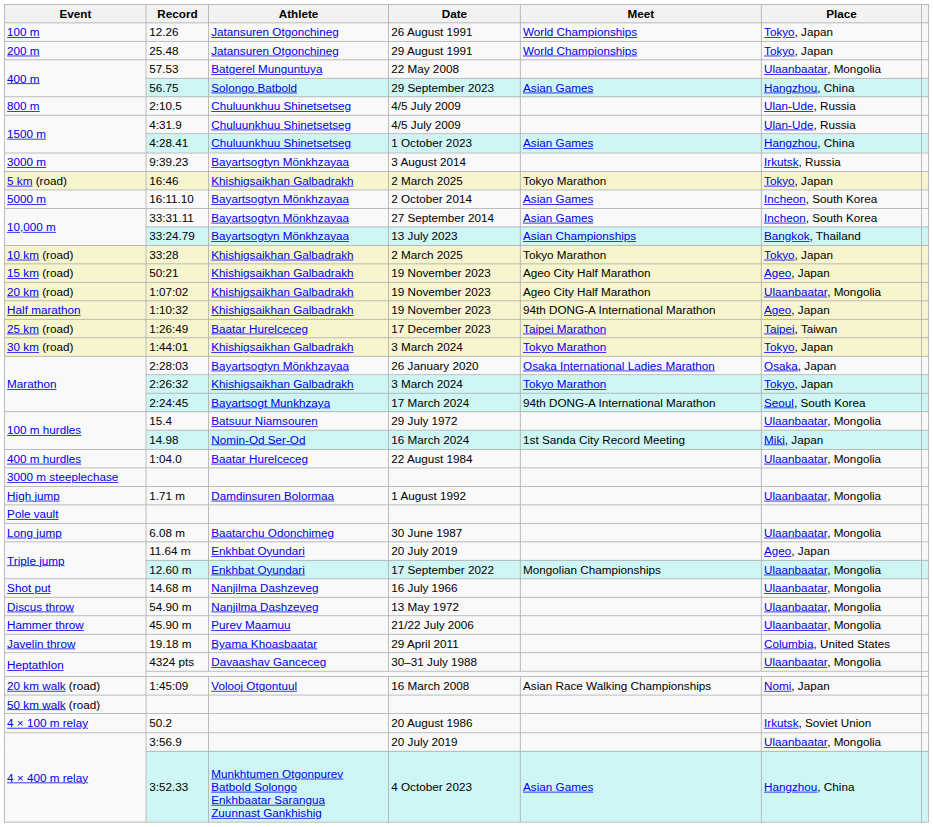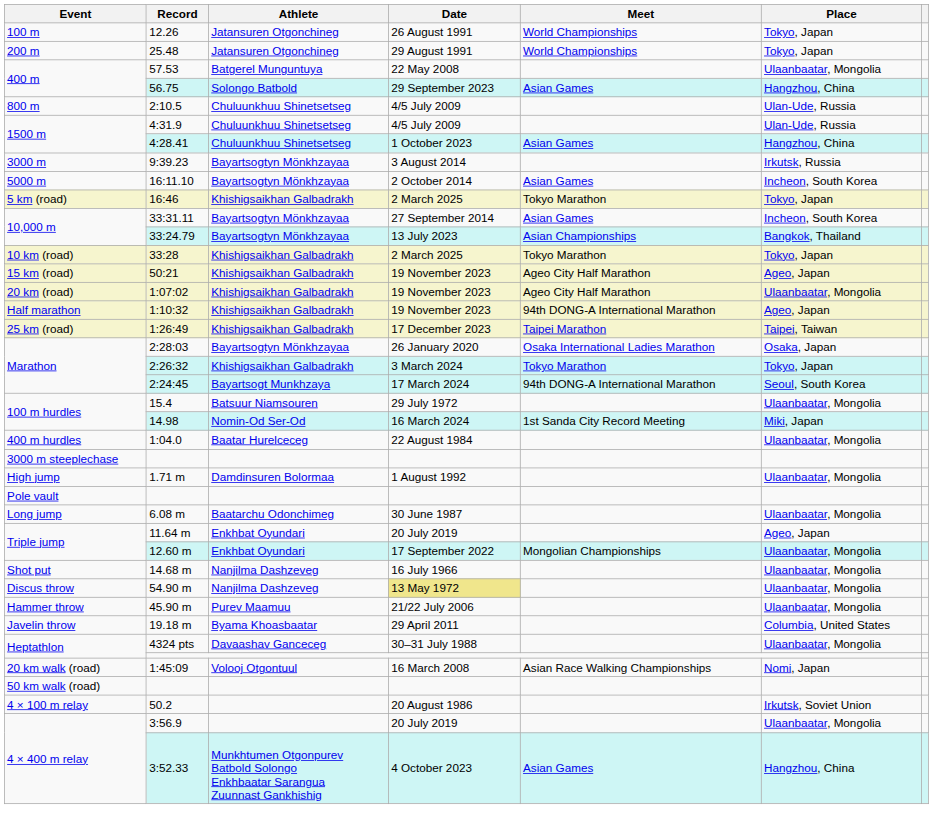rows swapped: (27, 199) <-> (37, 181)
(260, 329) Baatar Hurelceceg -> (282, 329) Khishigsaikhan Galbadrakh
- row: (40, 347)
(425, 607) no background -> (425, 588) khaki background
